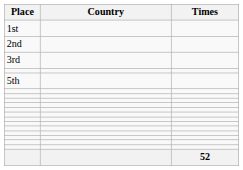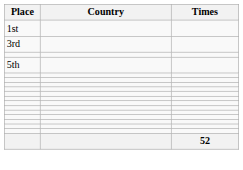- row: (14, 44)
